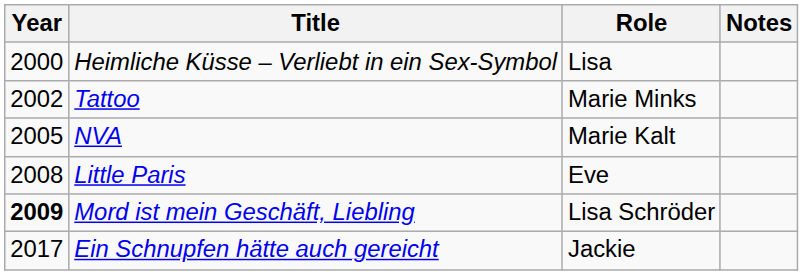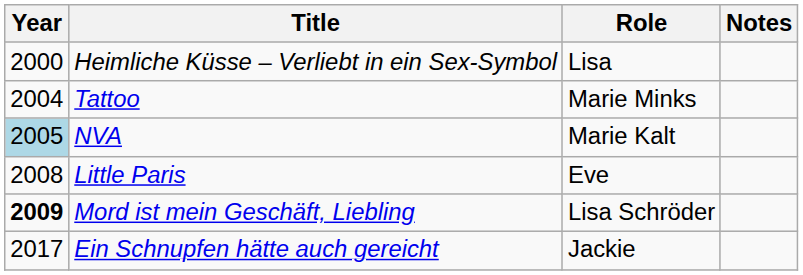(37, 99) 2002 -> (37, 99) 2004
(37, 136) no background -> (37, 136) lightblue background
